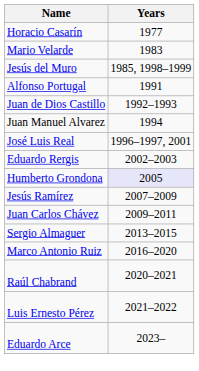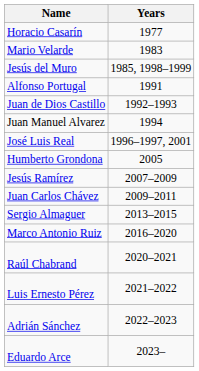- row: (43, 159)
(151, 178) lavender background -> (151, 159) no background
+ row: (44, 326)
